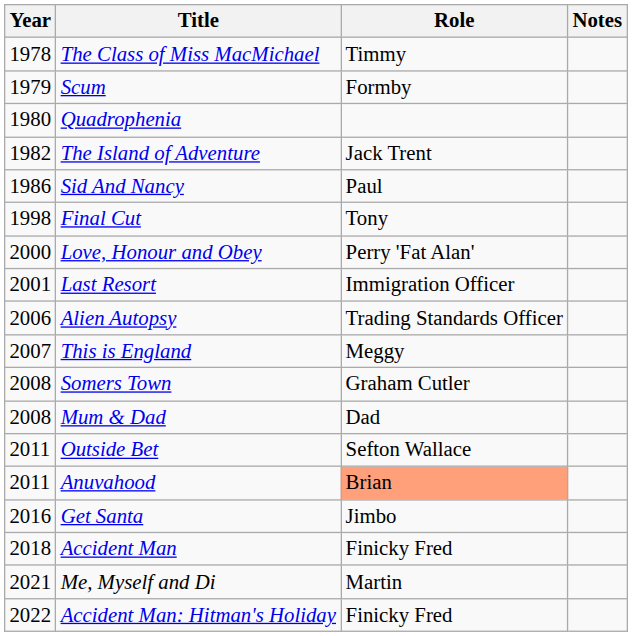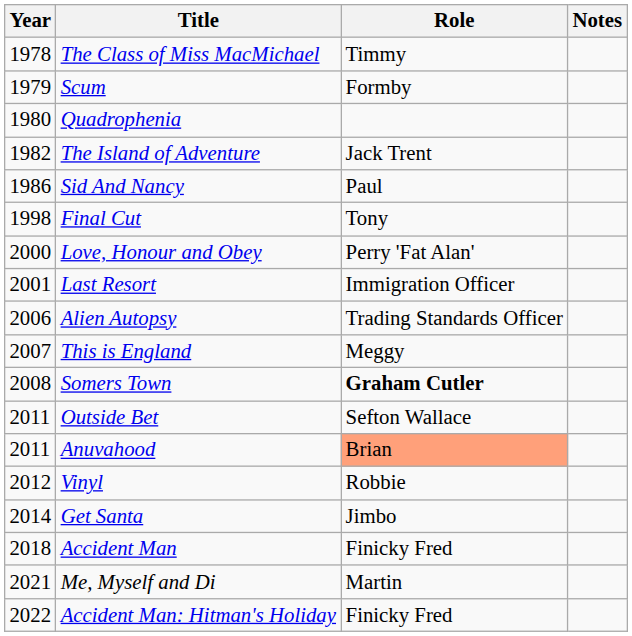(408, 383) normal -> (415, 383) bold
- row: (113, 416)
+ row: (82, 482)
(30, 515) 2016 -> (30, 515) 2014
